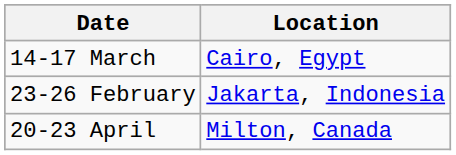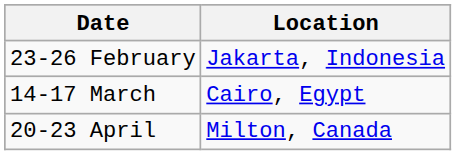rows swapped: (103, 95) <-> (83, 59)
